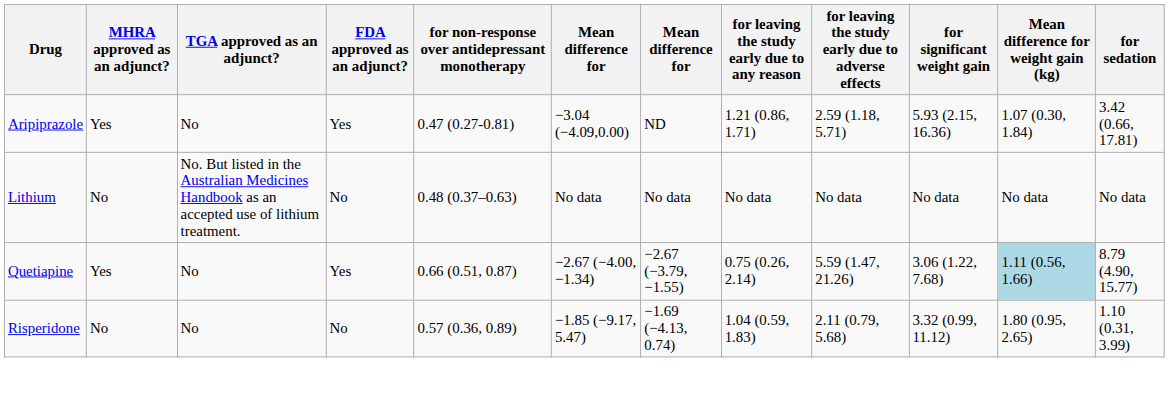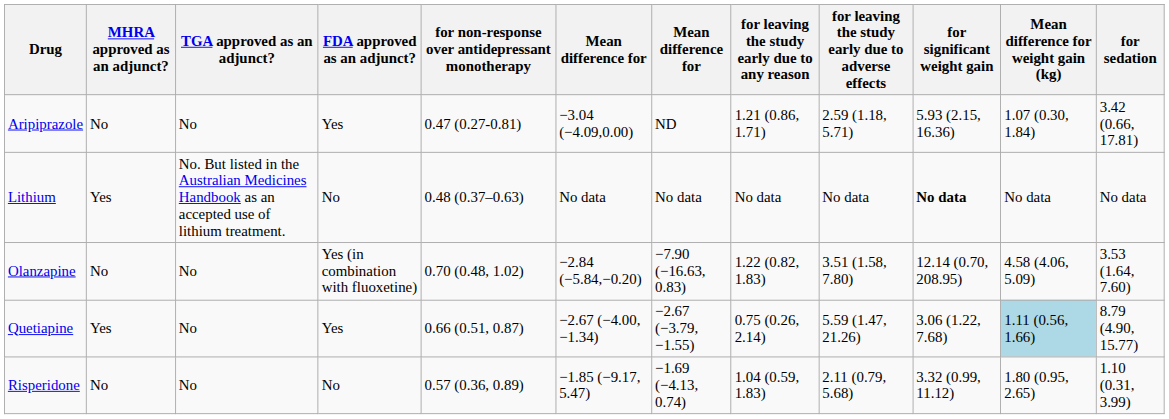(101, 123) Yes -> (99, 123) No
(99, 197) No -> (101, 197) Yes
(936, 197) normal -> (941, 197) bold
+ row: (42, 271)
